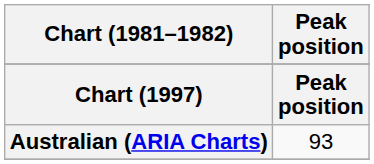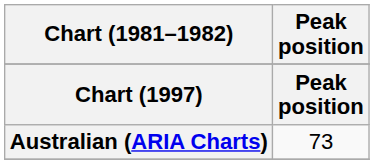(321, 141) 93 -> (321, 141) 73
